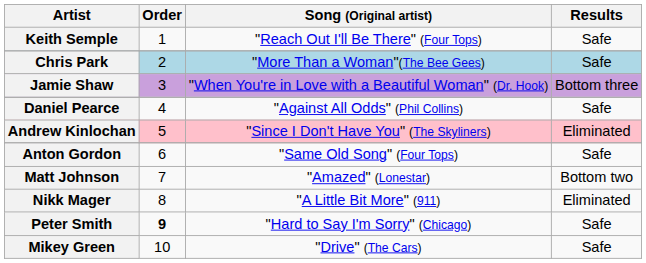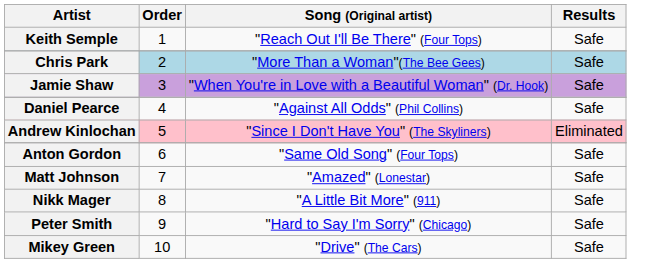(597, 85) Bottom three -> (589, 85) Safe
(597, 177) Bottom two -> (589, 177) Safe
(597, 200) Eliminated -> (589, 200) Safe
(162, 223) bold -> (162, 223) normal
